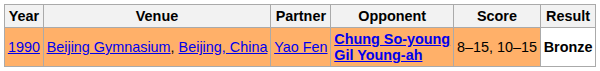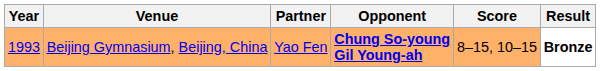(24, 47) 1990 -> (24, 47) 1993
